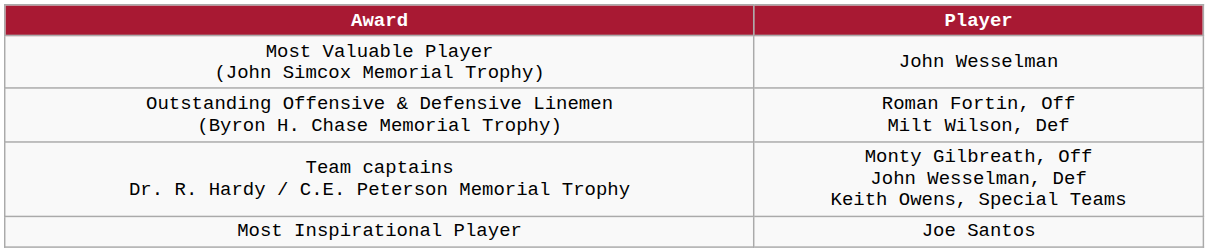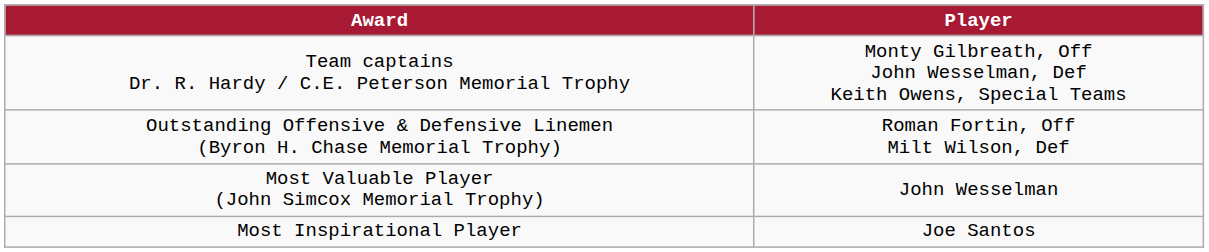rows swapped: (380, 62) <-> (380, 179)
